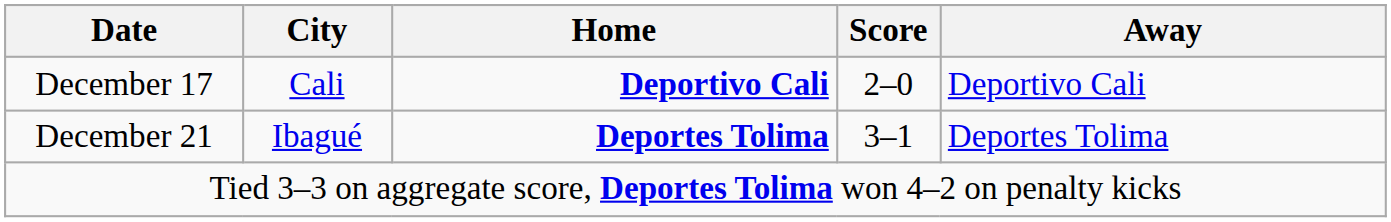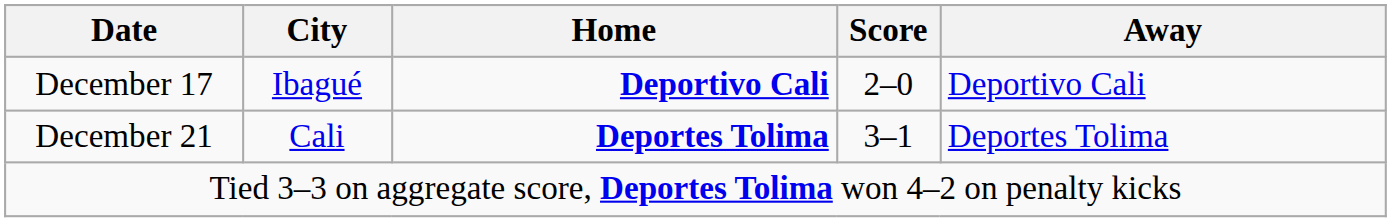(317, 83) Cali -> (317, 83) Ibagué
(317, 135) Ibagué -> (317, 135) Cali
